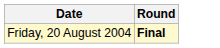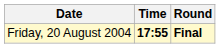+ column: (152, 14)
